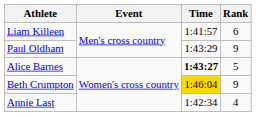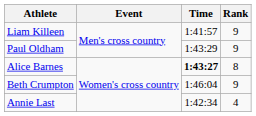(236, 31) 6 -> (236, 31) 9
(236, 67) 5 -> (236, 67) 8
(201, 85) gold background -> (201, 85) no background
